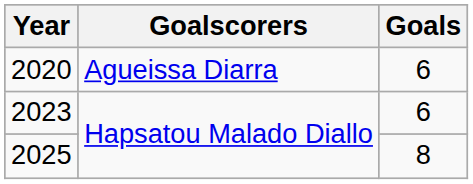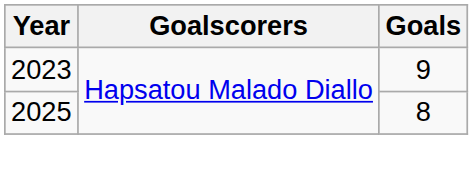- row: (41, 69)
(423, 112) 6 -> (423, 69) 9
